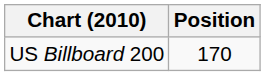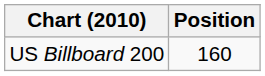(215, 53) 170 -> (215, 53) 160
